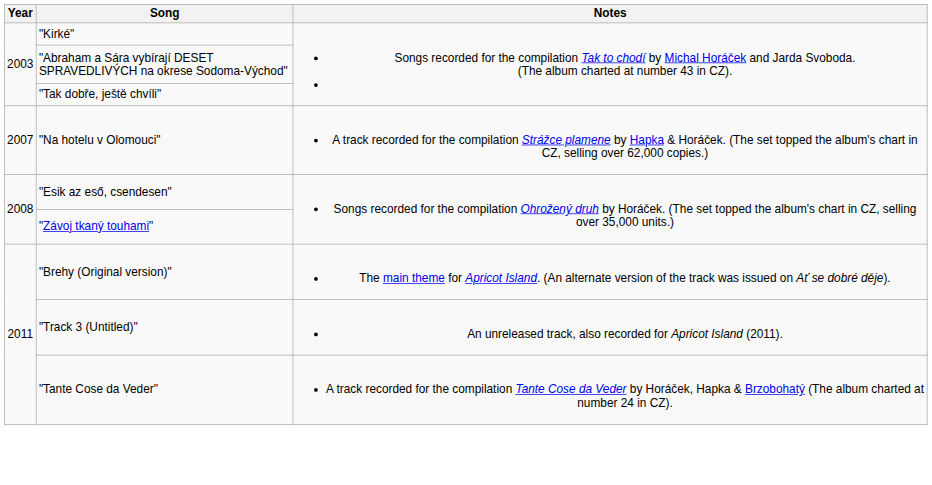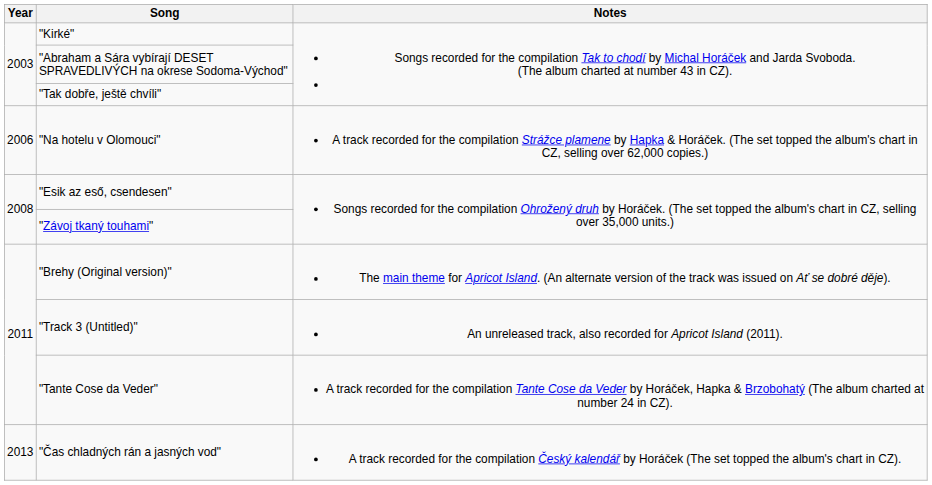(20, 140) 2007 -> (20, 140) 2006
+ row: (130, 452)
